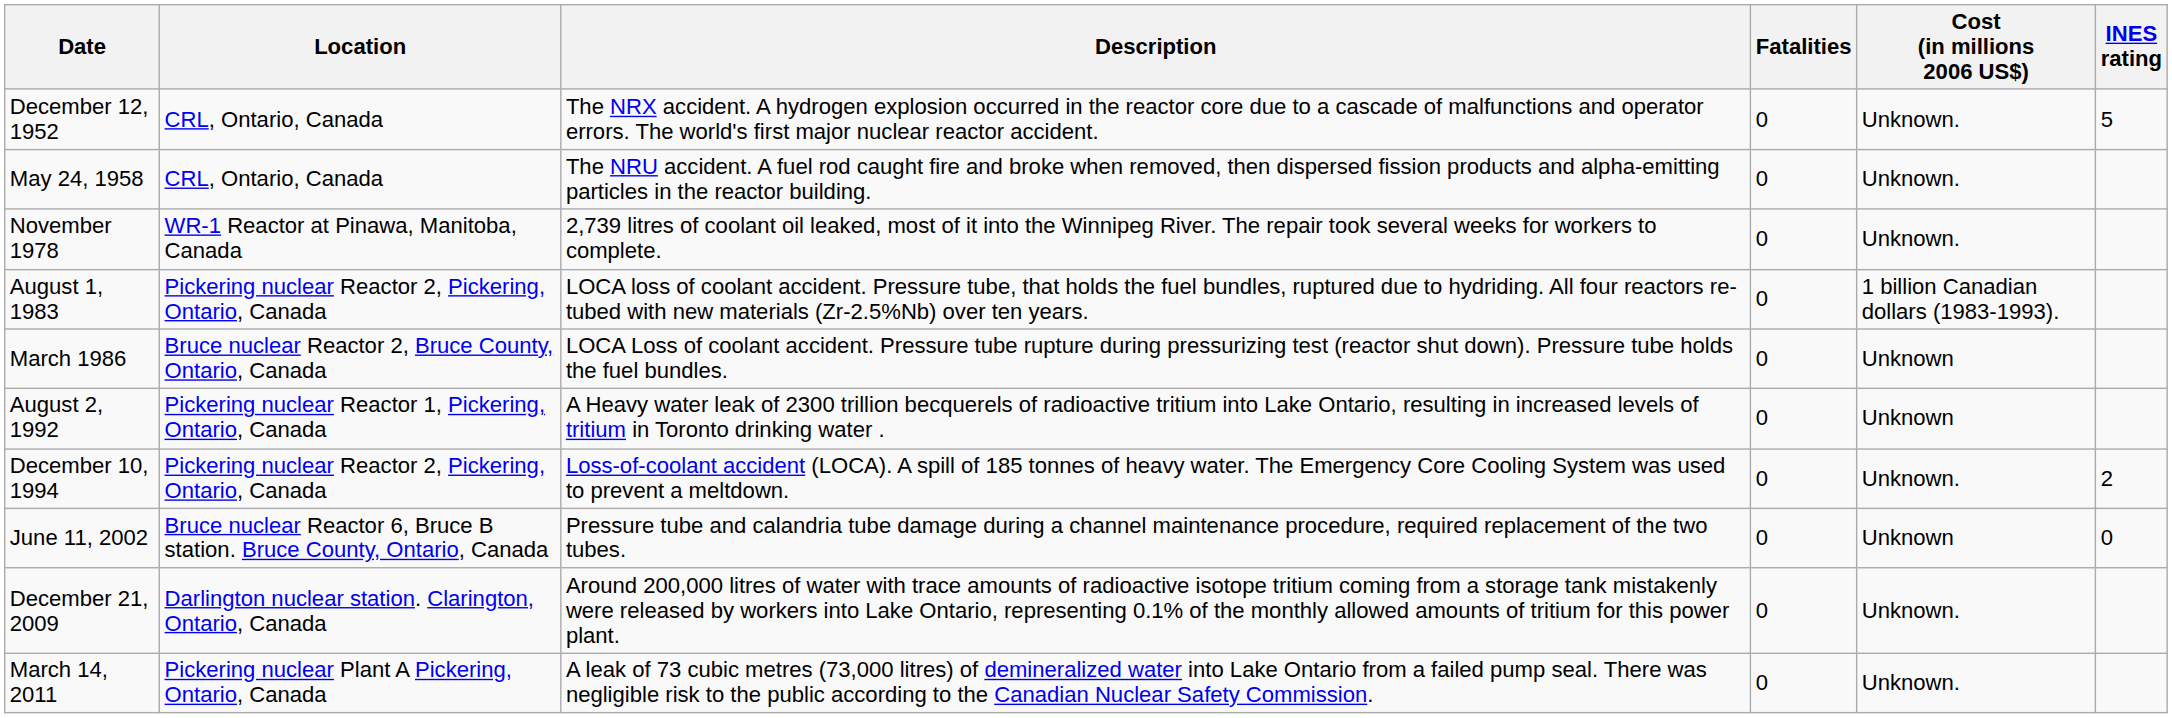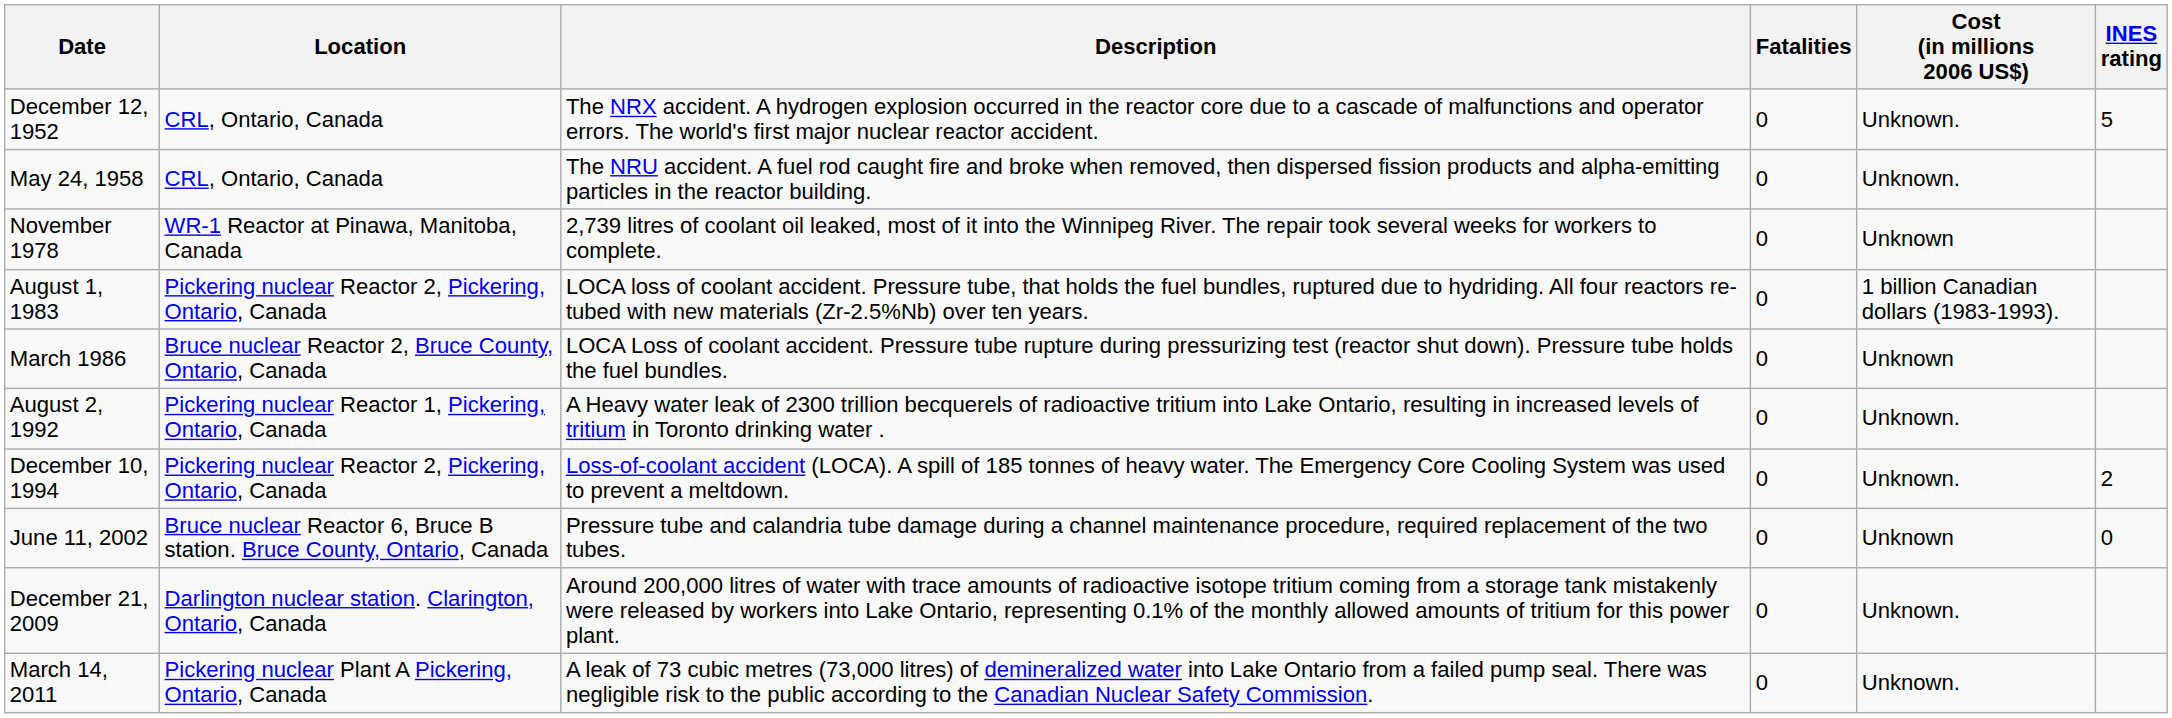(1911, 238) Unknown. -> (1908, 238) Unknown
(1908, 418) Unknown -> (1911, 418) Unknown.
